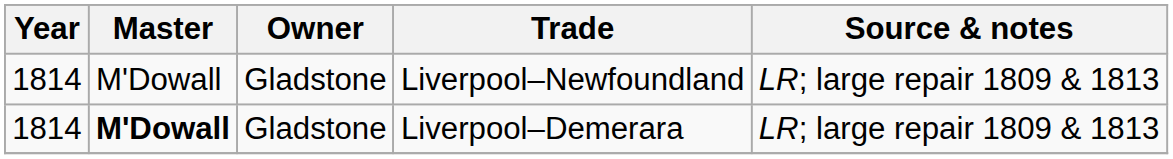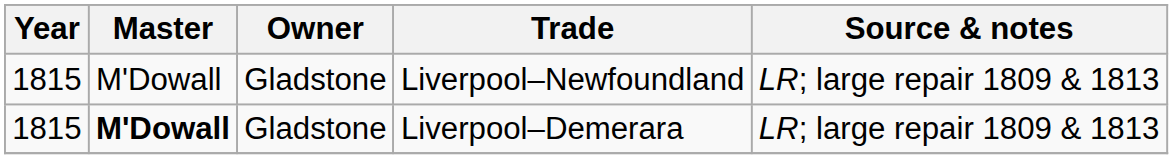(47, 78) 1814 -> (47, 78) 1815
(47, 128) 1814 -> (47, 128) 1815
